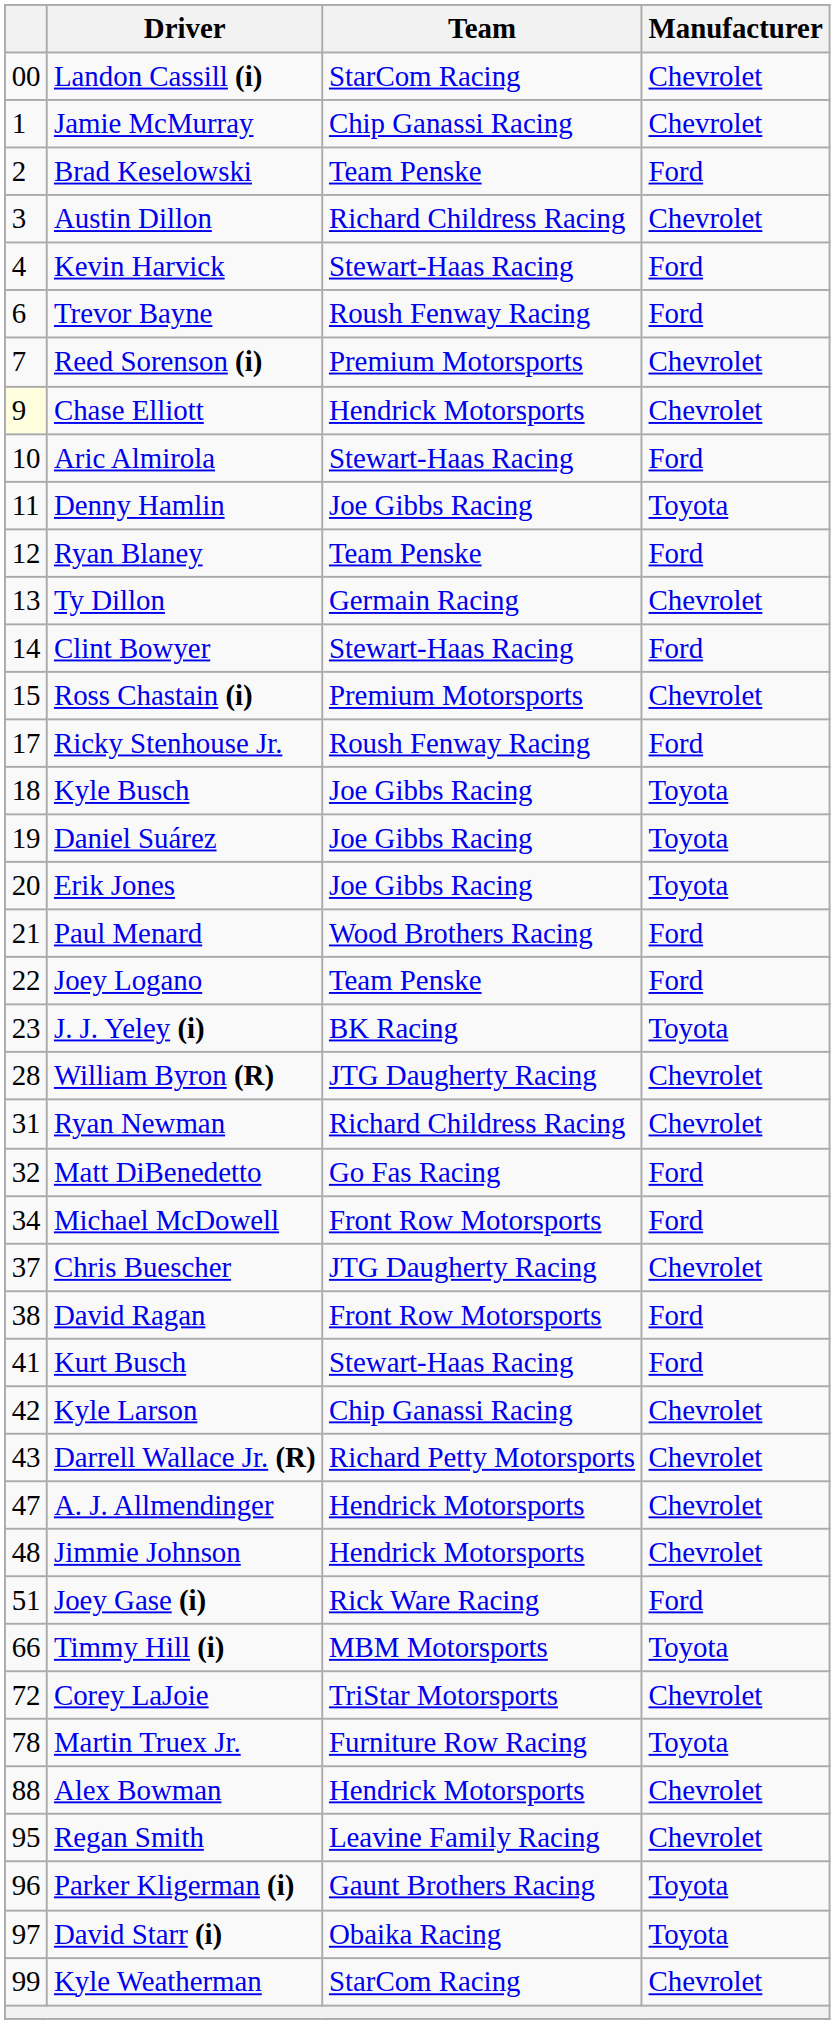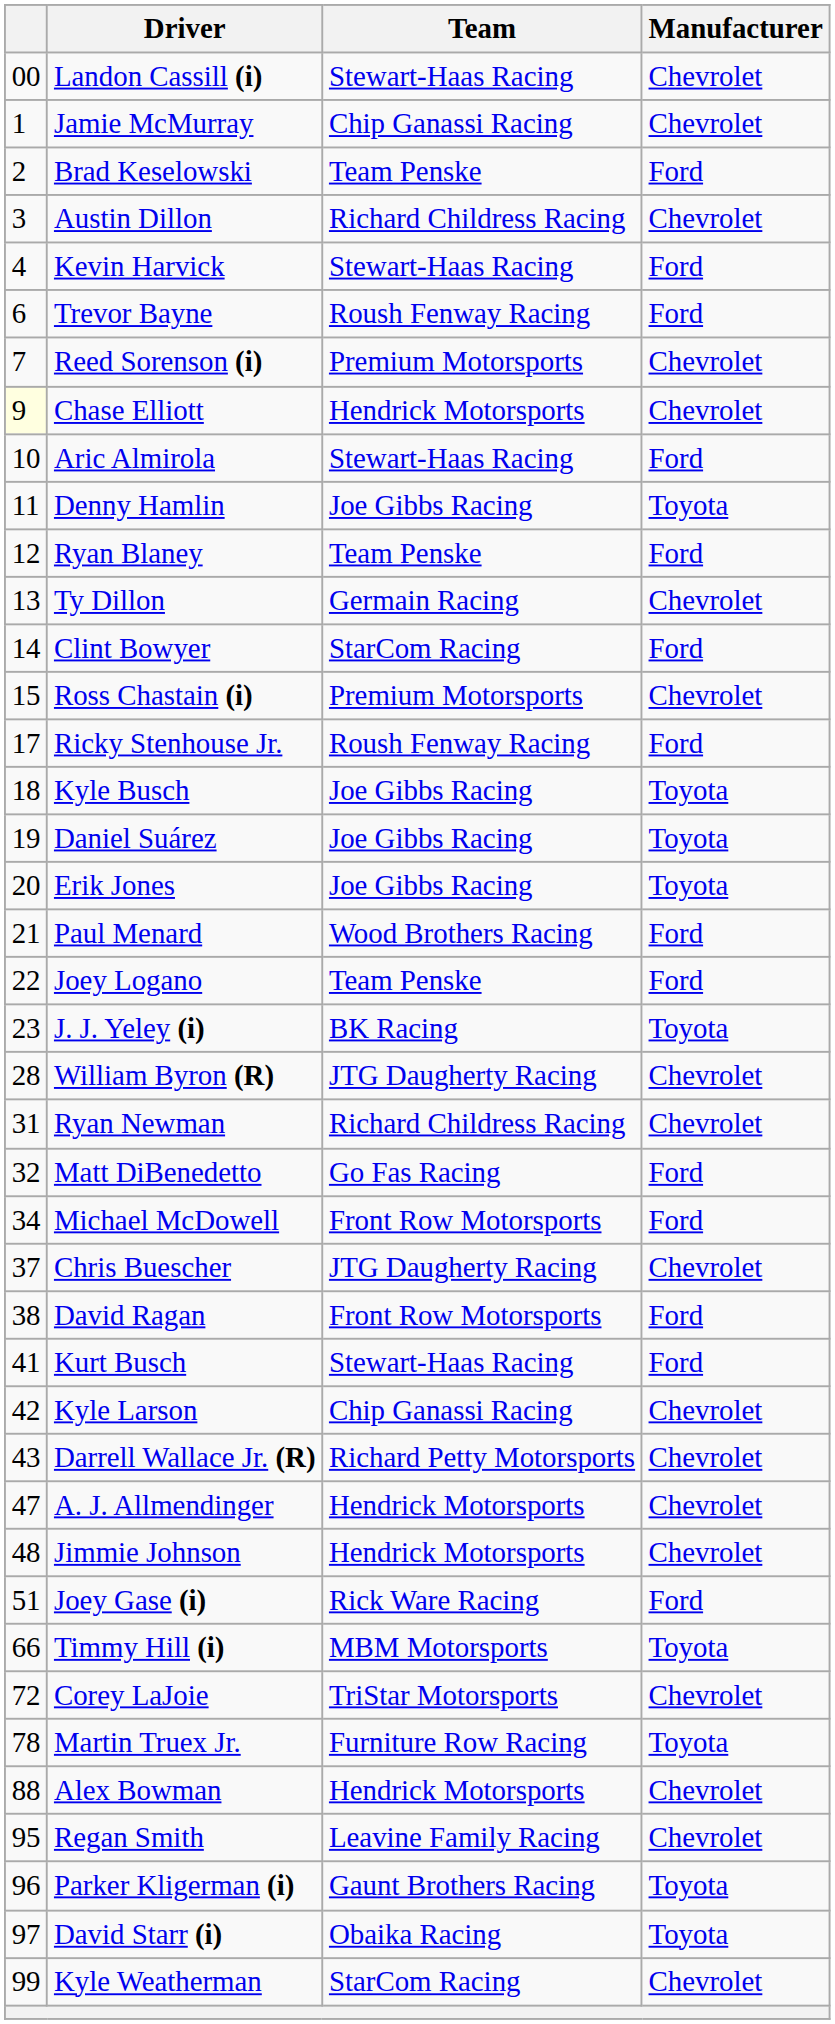(425, 76) StarCom Racing -> (451, 76) Stewart-Haas Racing
(451, 647) Stewart-Haas Racing -> (425, 647) StarCom Racing
